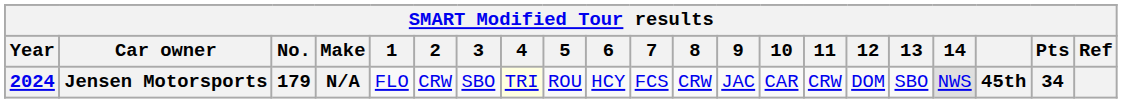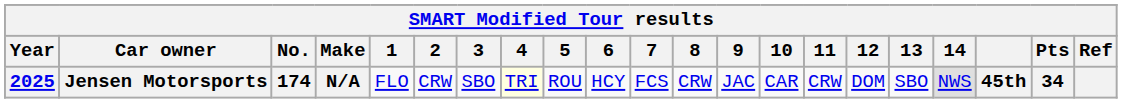(32, 81) 2024 -> (32, 81) 2025
(294, 81) 179 -> (294, 81) 174
